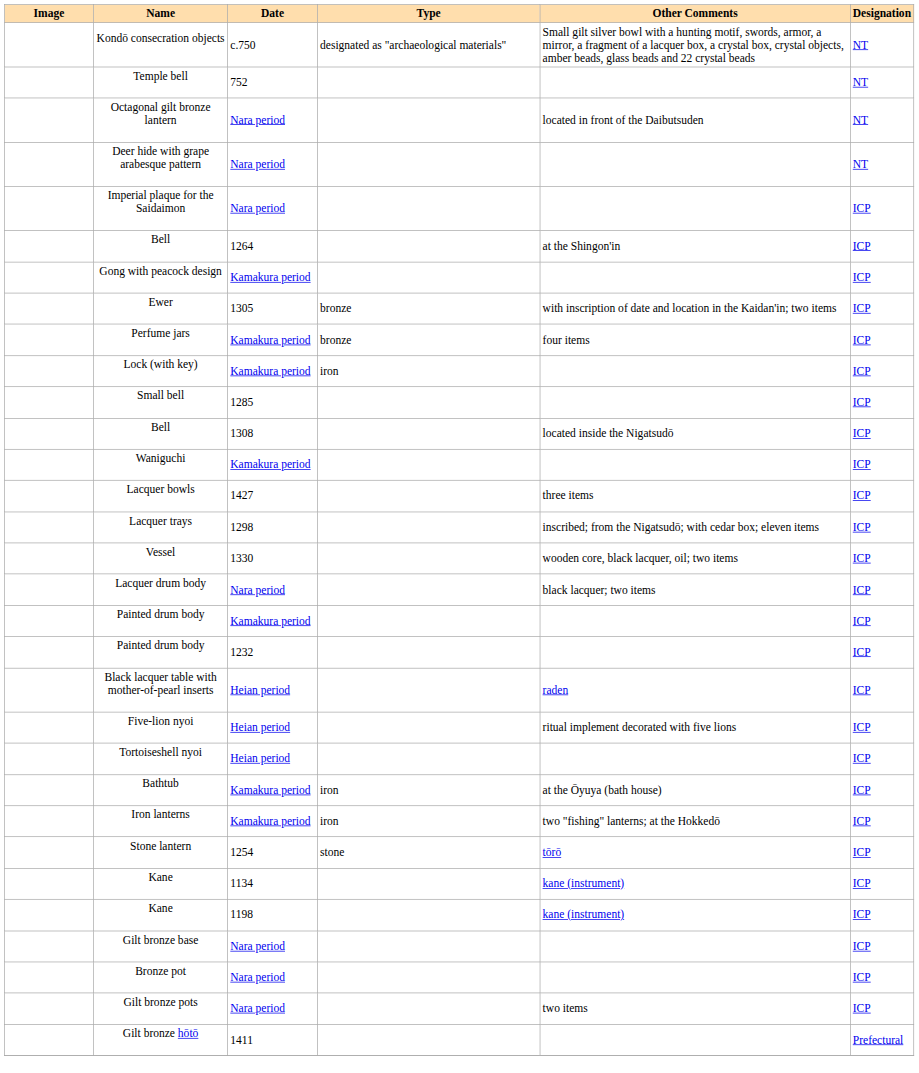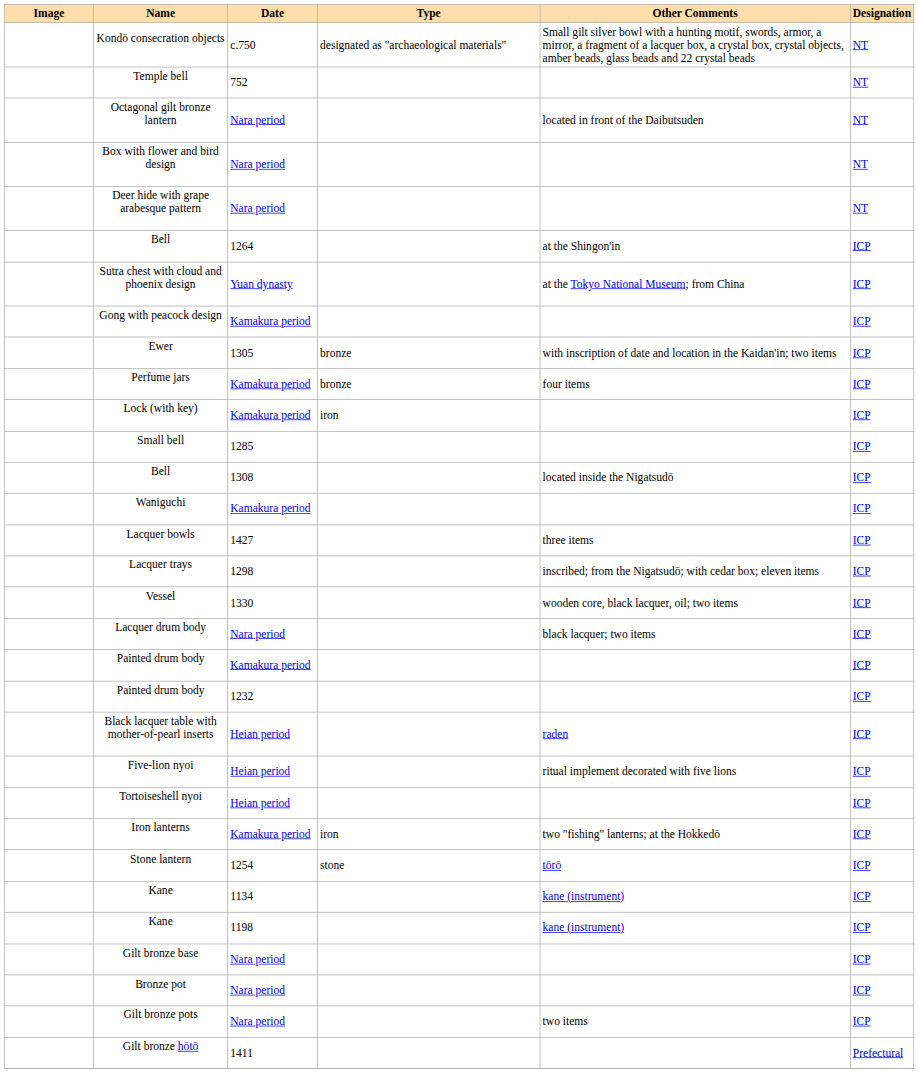+ row: (161, 157)
- row: (161, 202)
+ row: (161, 277)
- row: (161, 783)
